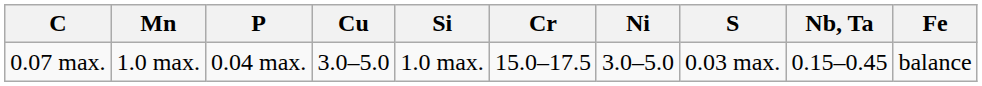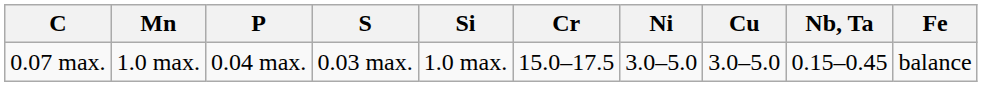columns swapped: (733, 23) <-> (353, 23)
